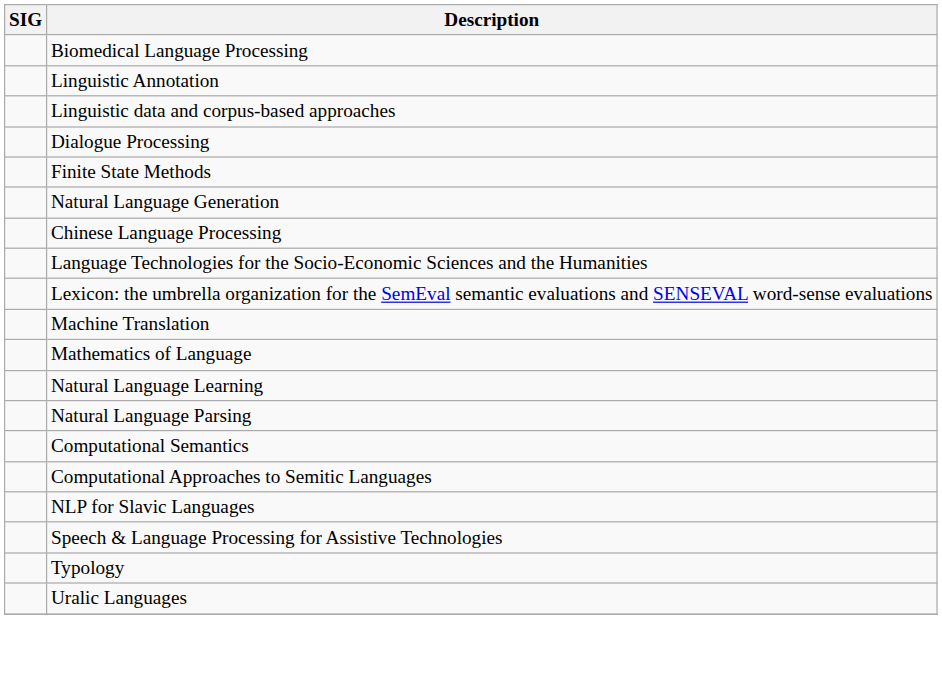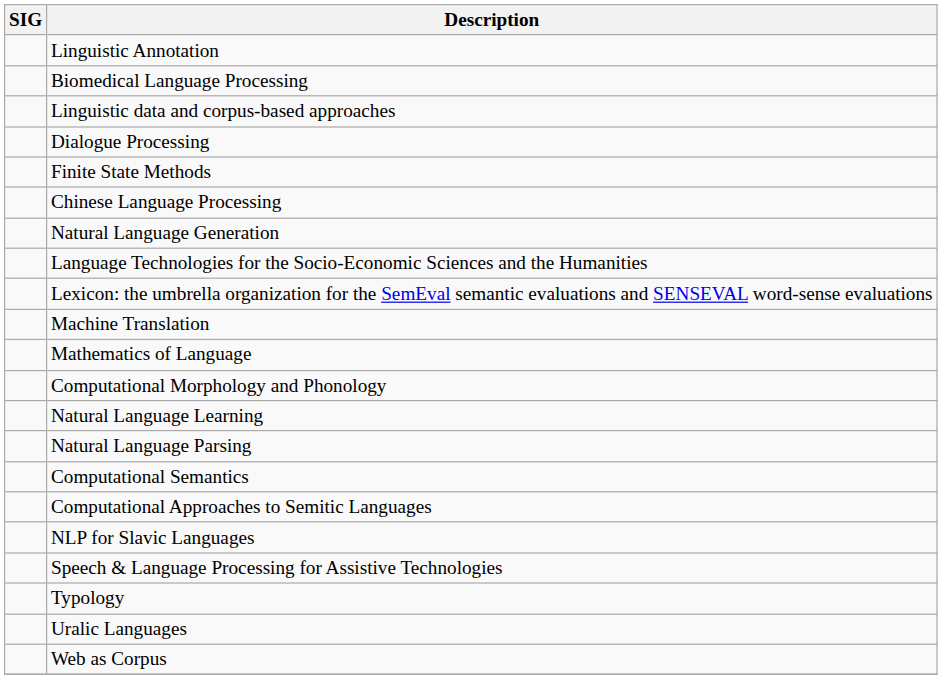rows swapped: (135, 80) <-> (179, 50)
rows swapped: (165, 202) <-> (166, 232)
+ row: (219, 385)
+ row: (109, 659)
